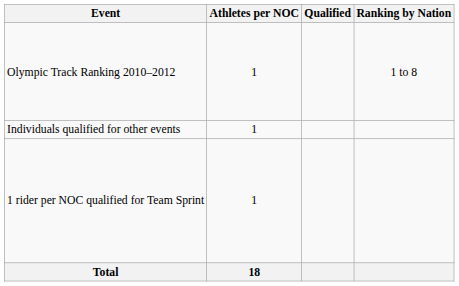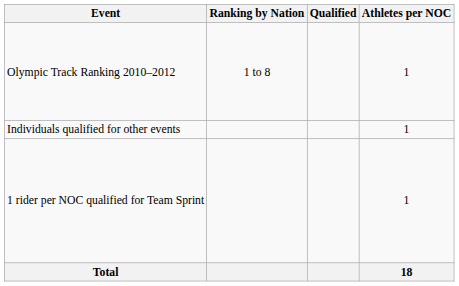columns swapped: (404, 13) <-> (254, 13)
